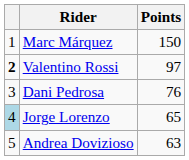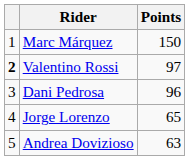(174, 92) 76 -> (174, 92) 96
(12, 117) lightblue background -> (12, 117) no background
